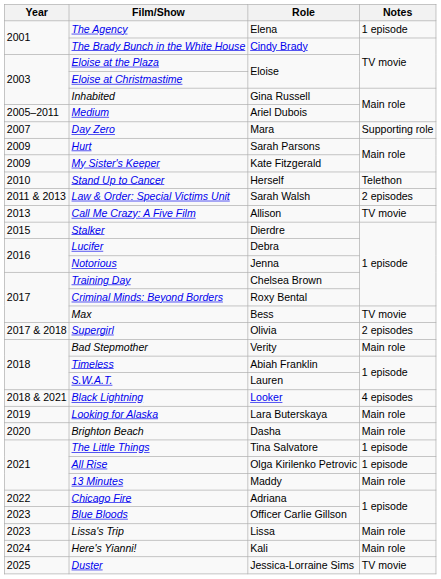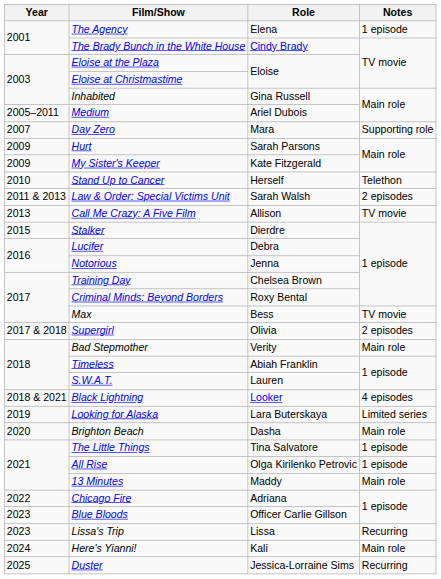(384, 414) Main role -> (394, 414) Limited series
(384, 532) Main role -> (385, 532) Recurring
(384, 565) TV movie -> (385, 565) Recurring
